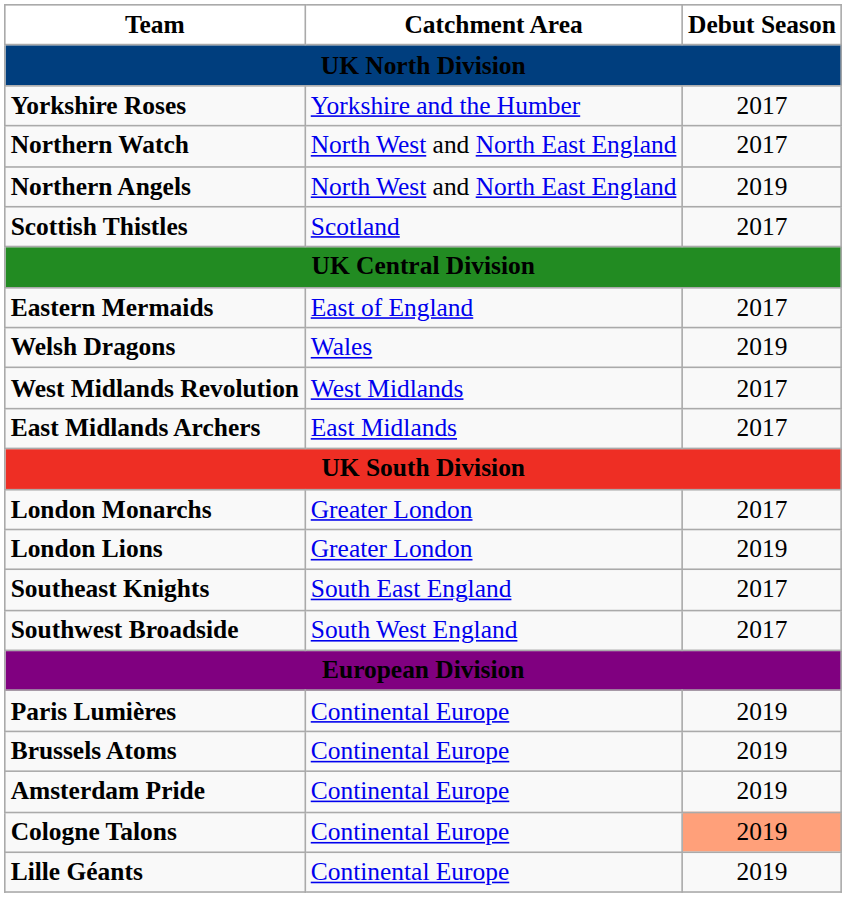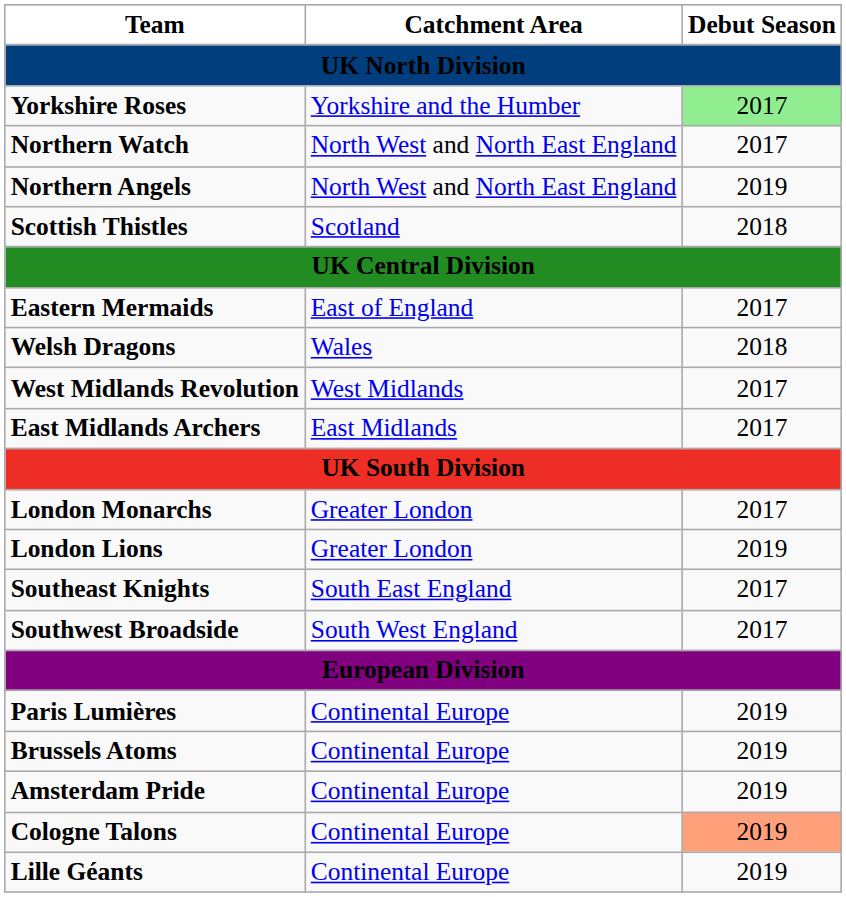(762, 105) no background -> (762, 105) lightgreen background
(762, 226) 2017 -> (762, 226) 2018
(762, 347) 2019 -> (762, 347) 2018
